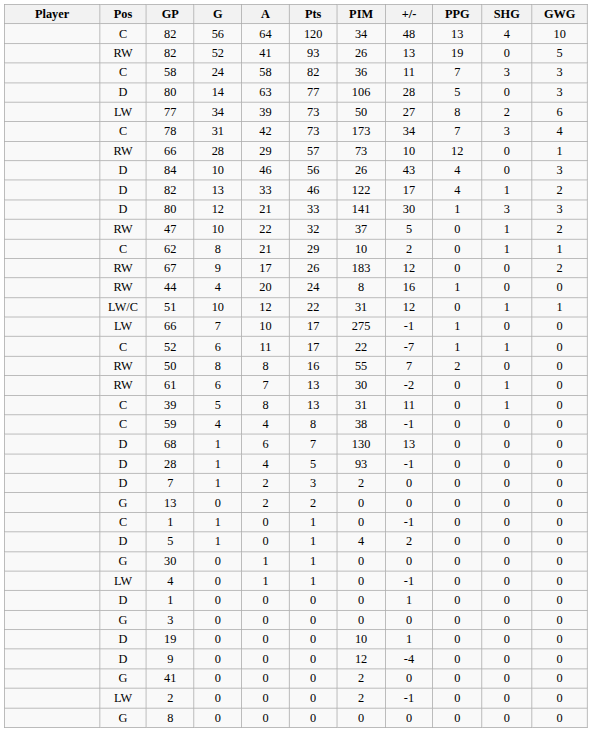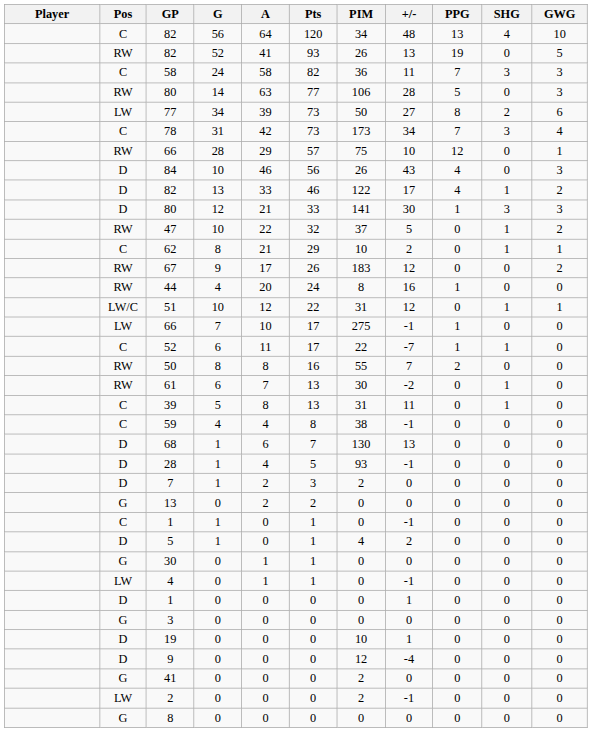(123, 92) D -> (123, 92) RW
(361, 151) 73 -> (361, 151) 75
